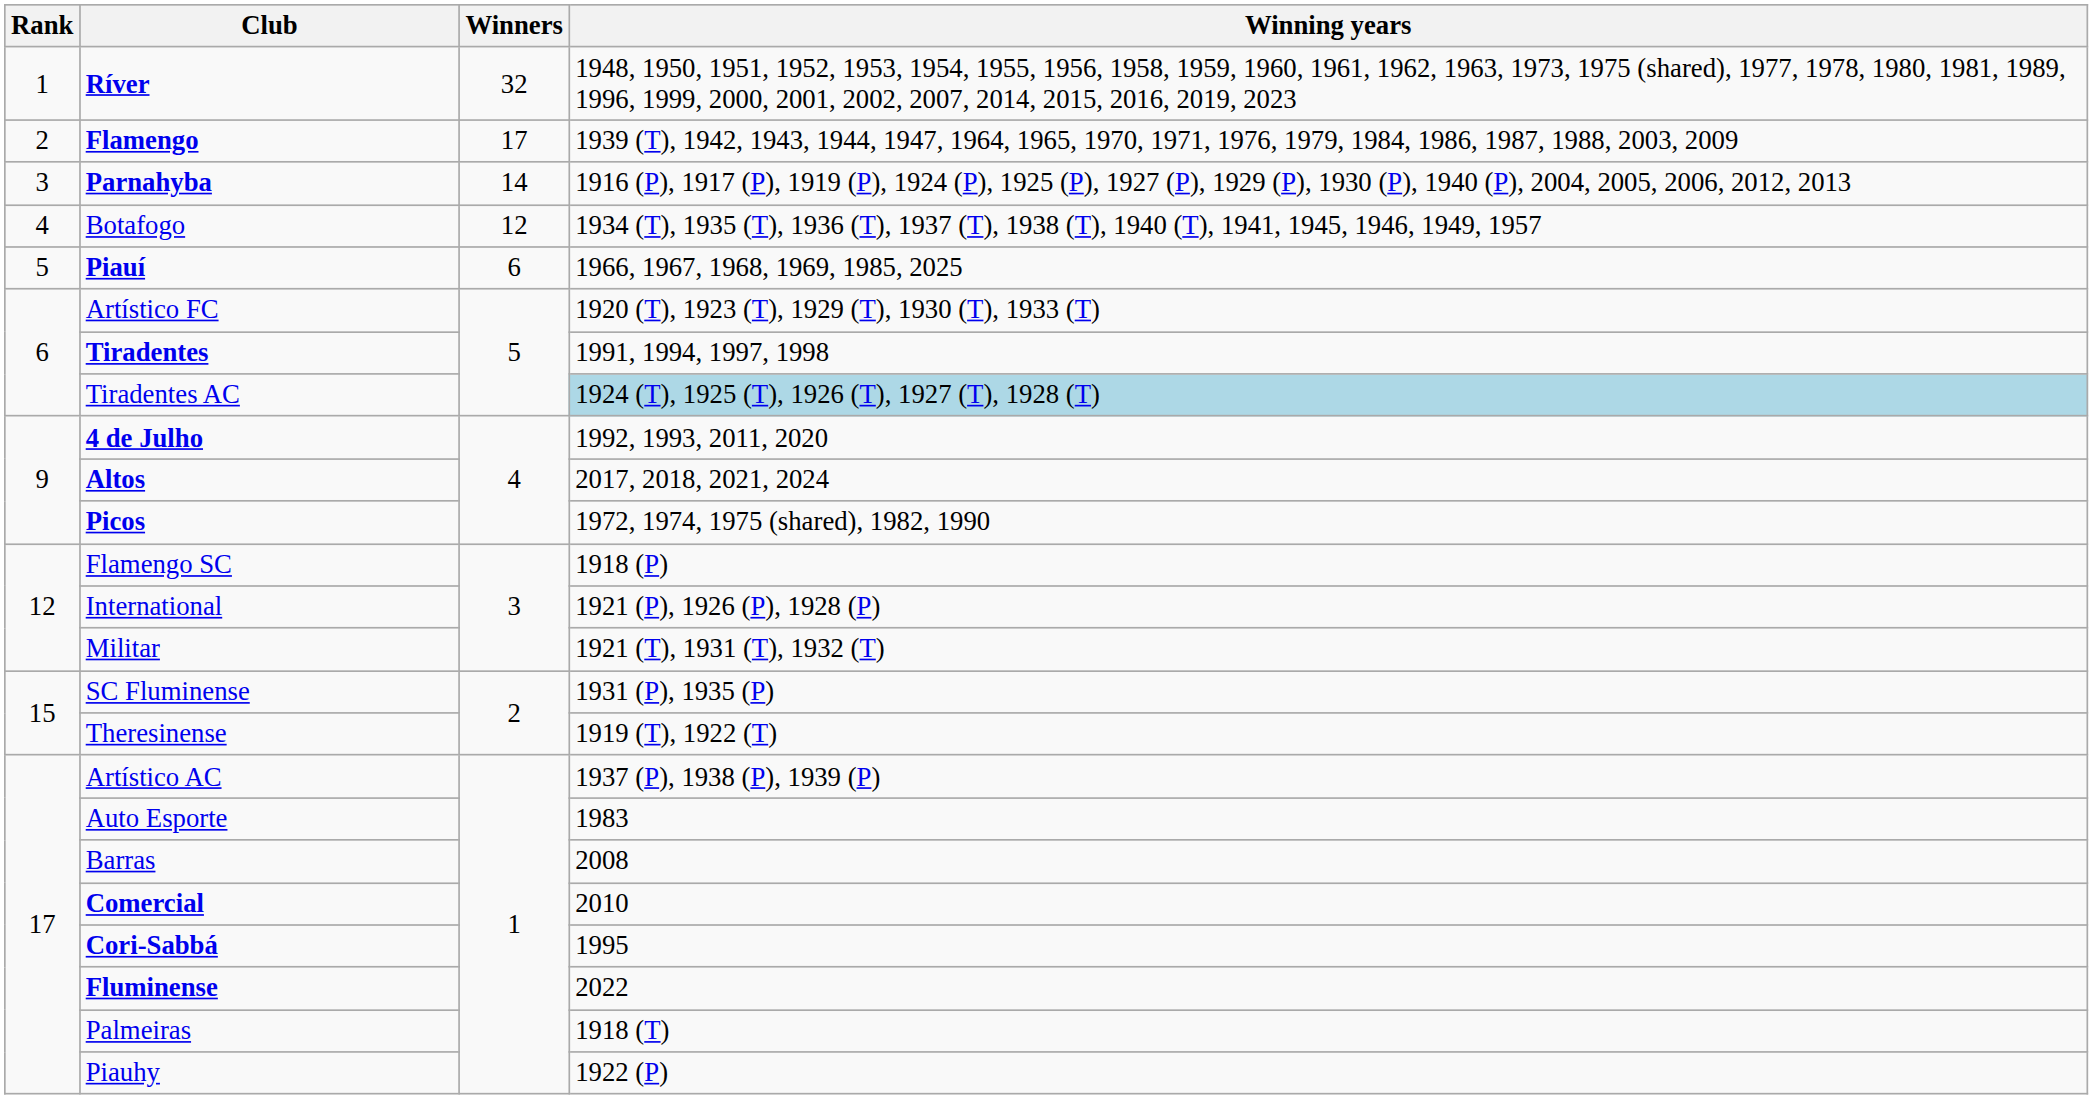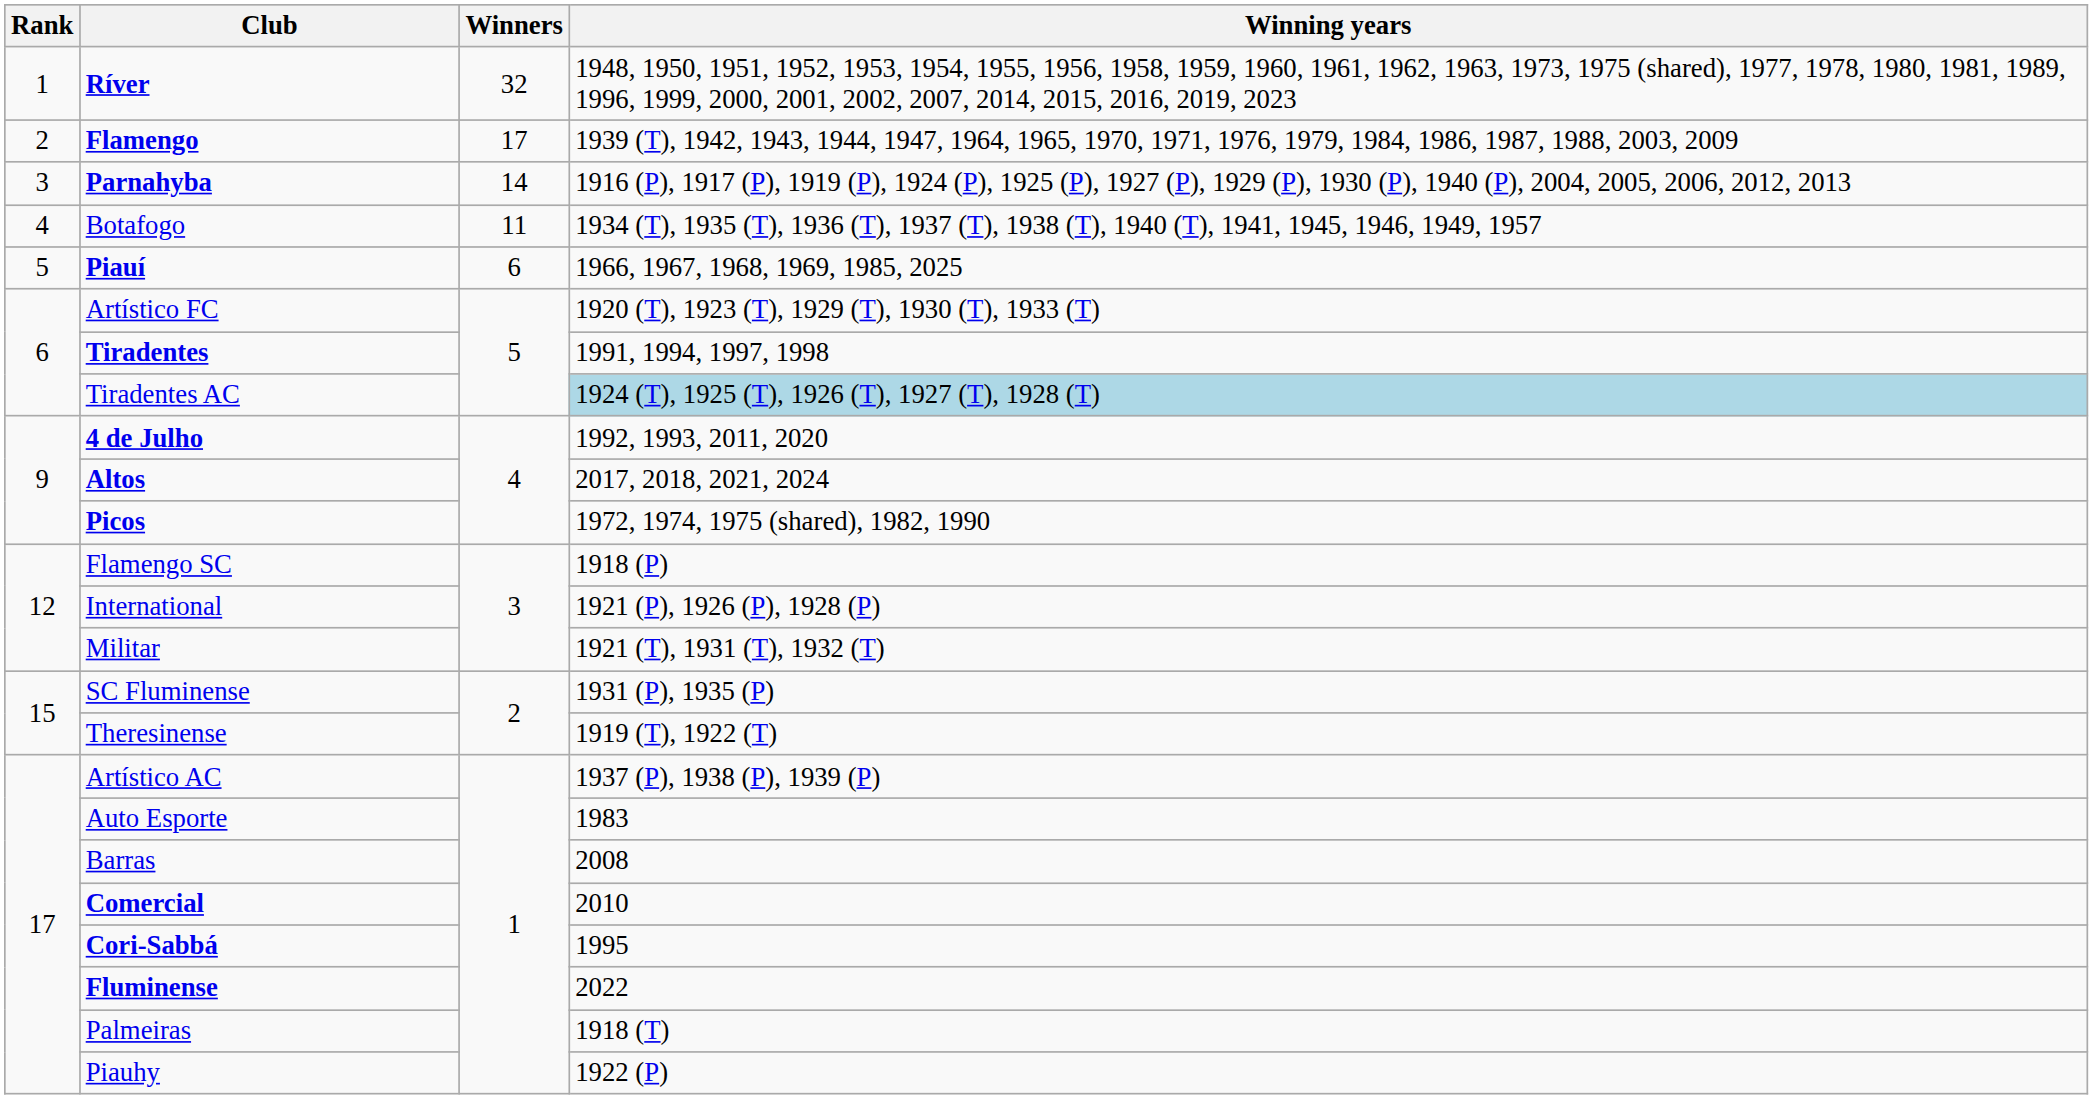(514, 225) 12 -> (514, 225) 11
